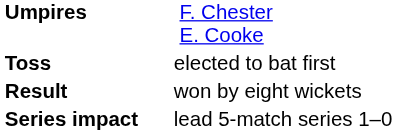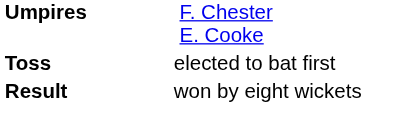- row: (71, 119)
